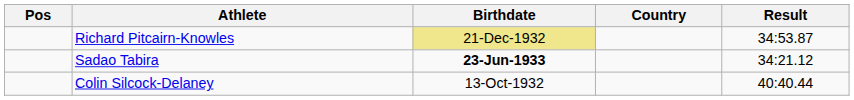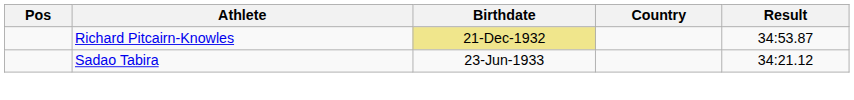(504, 60) bold -> (504, 60) normal
- row: (144, 83)
